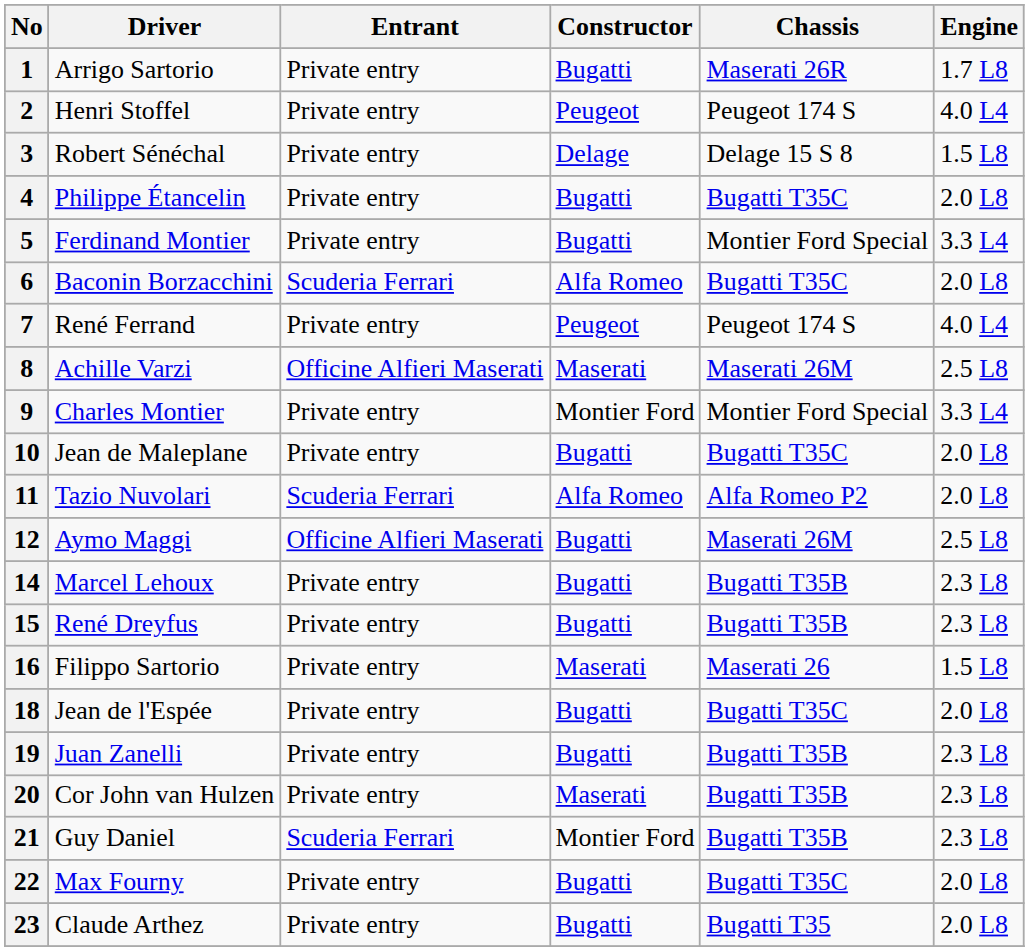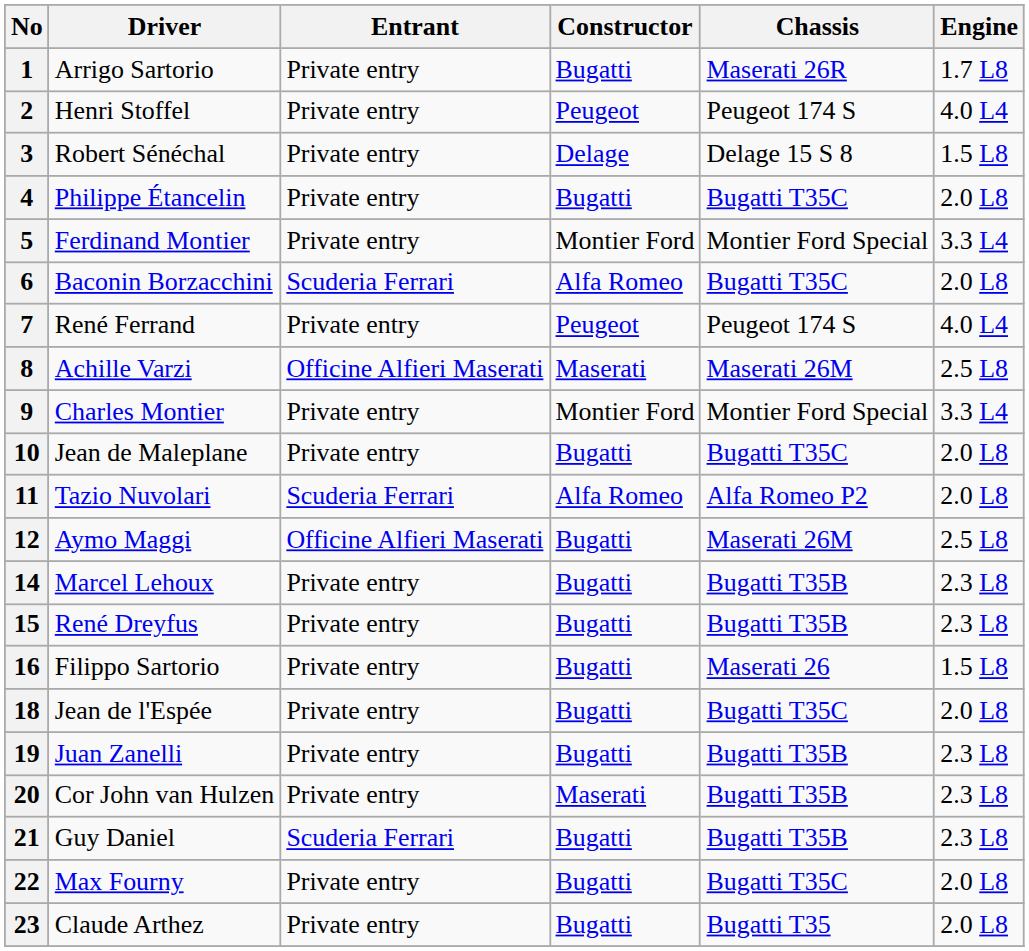(594, 240) Bugatti -> (625, 240) Montier Ford
(601, 667) Maserati -> (594, 667) Bugatti
(625, 838) Montier Ford -> (594, 838) Bugatti
